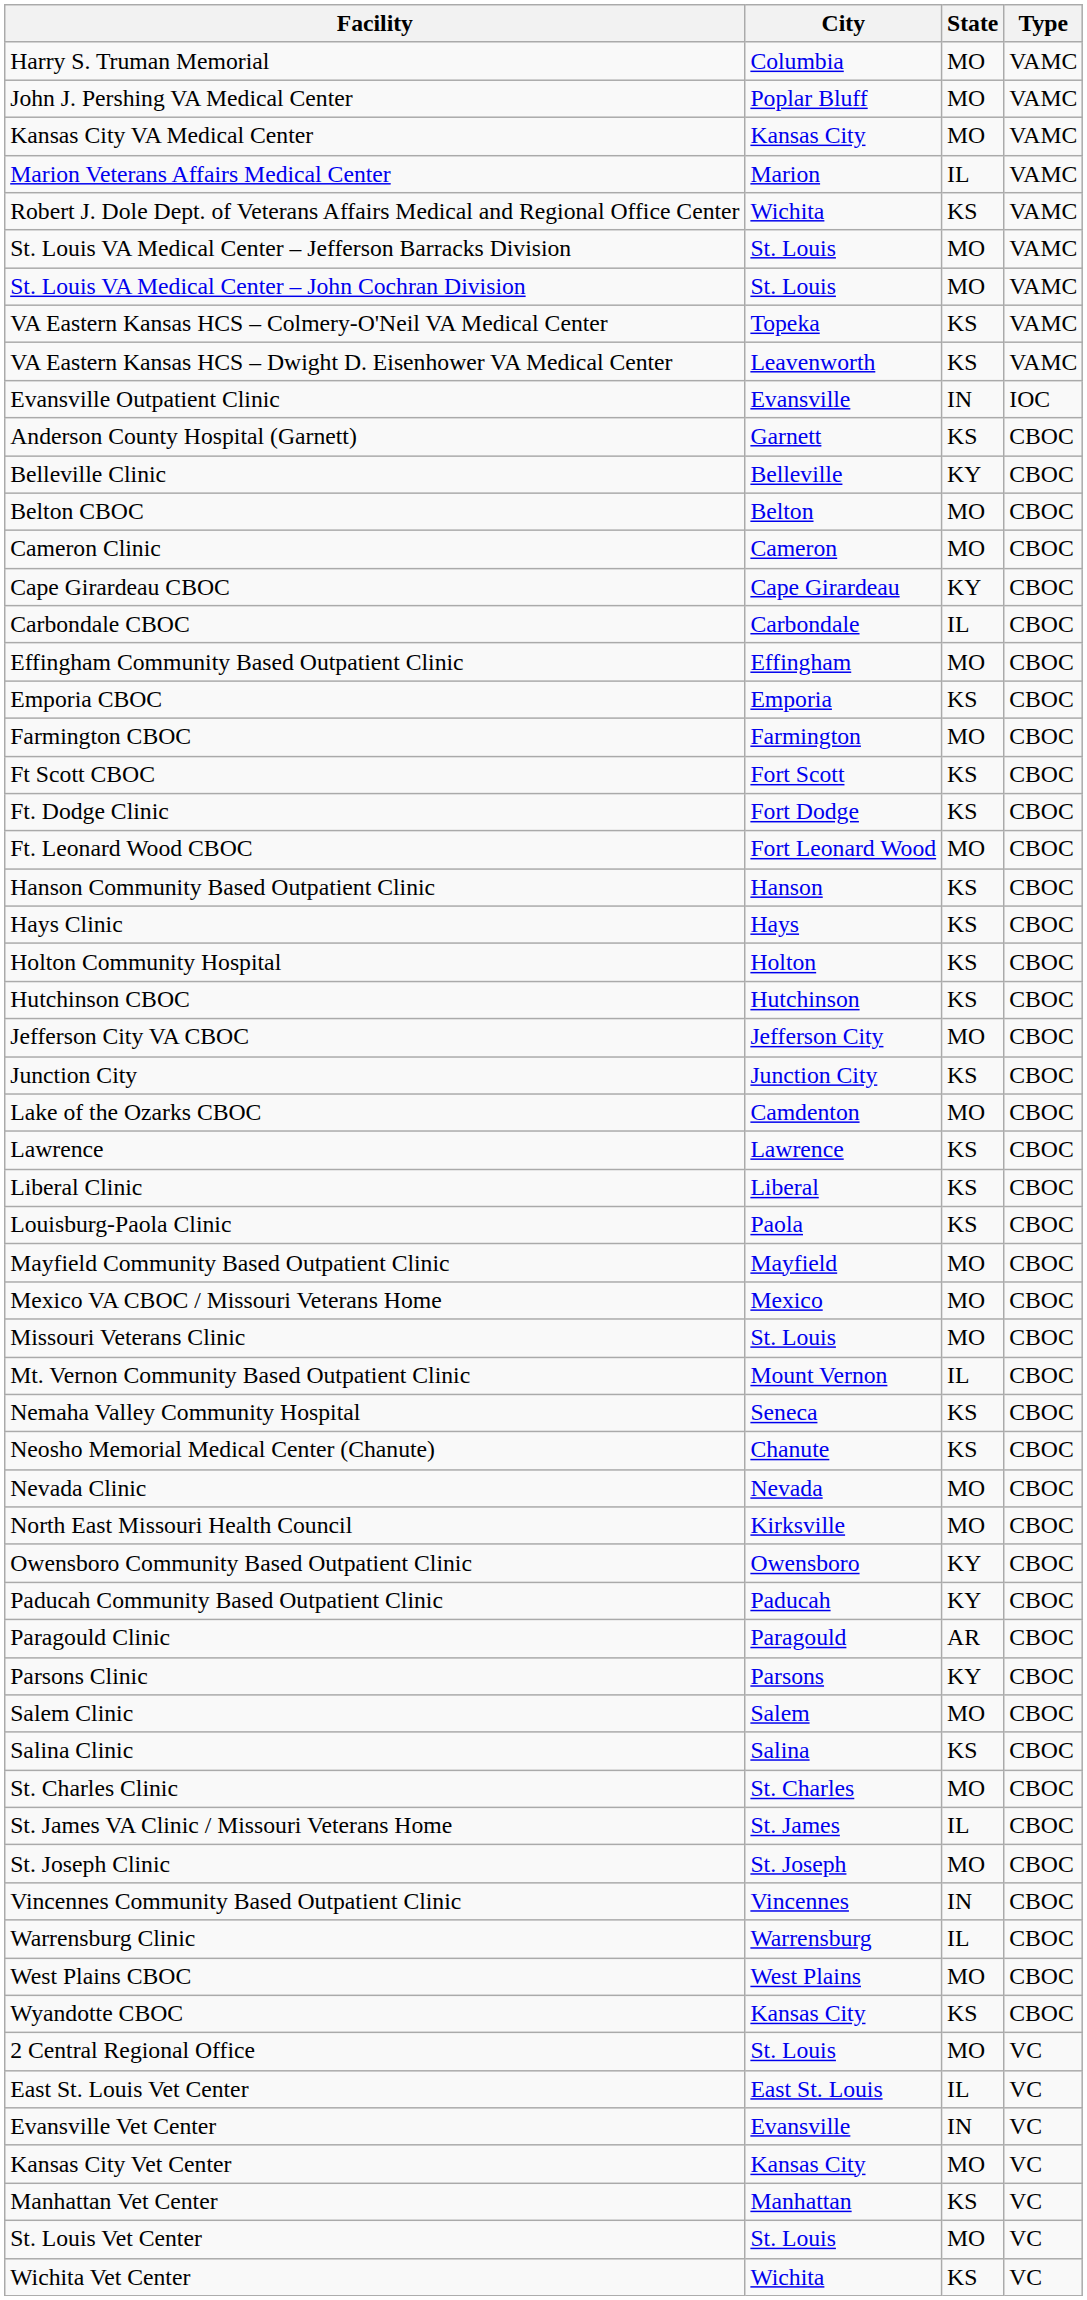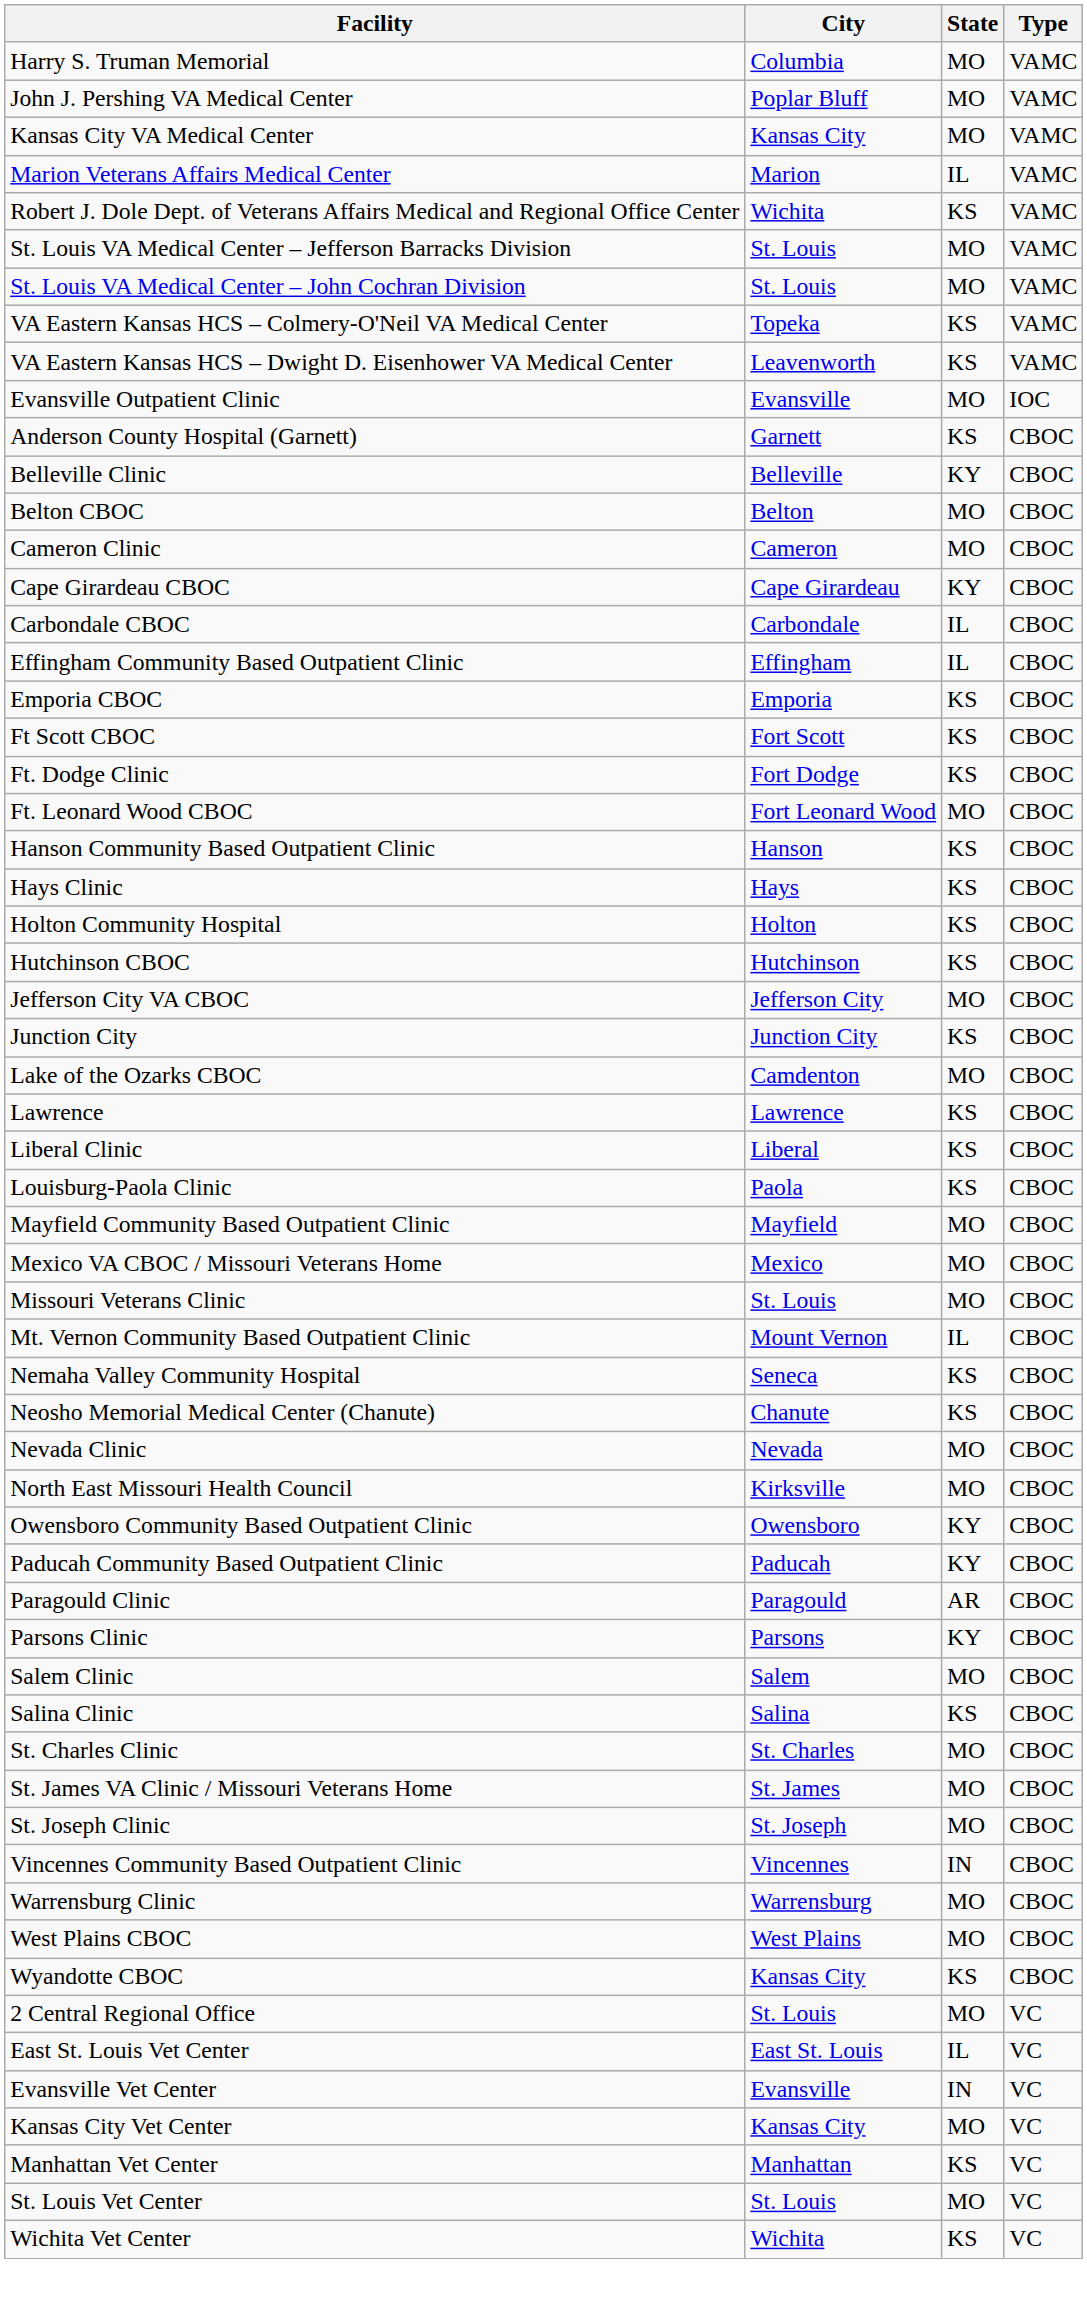(960, 398) IN -> (966, 398) MO
(966, 661) MO -> (958, 661) IL
- row: (101, 736)
(958, 1825) IL -> (966, 1788) MO
(958, 1938) IL -> (966, 1901) MO
